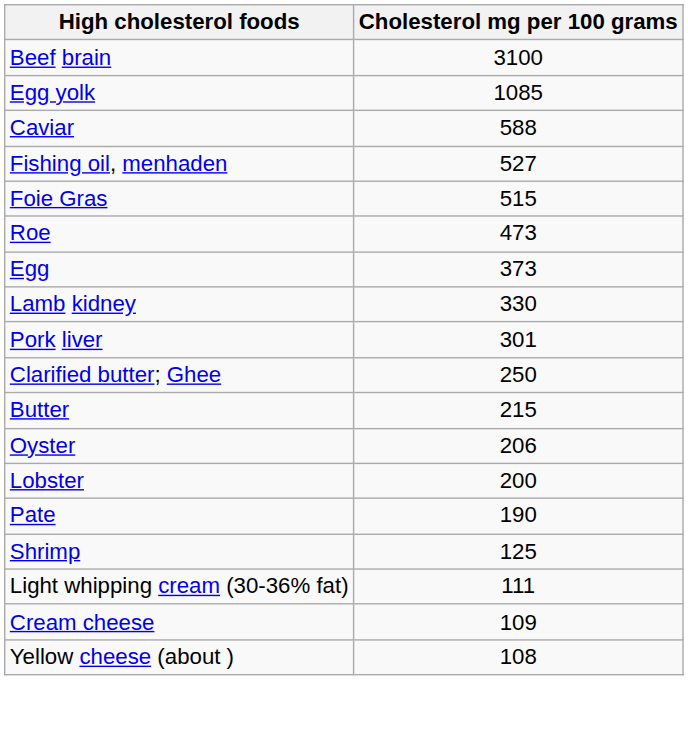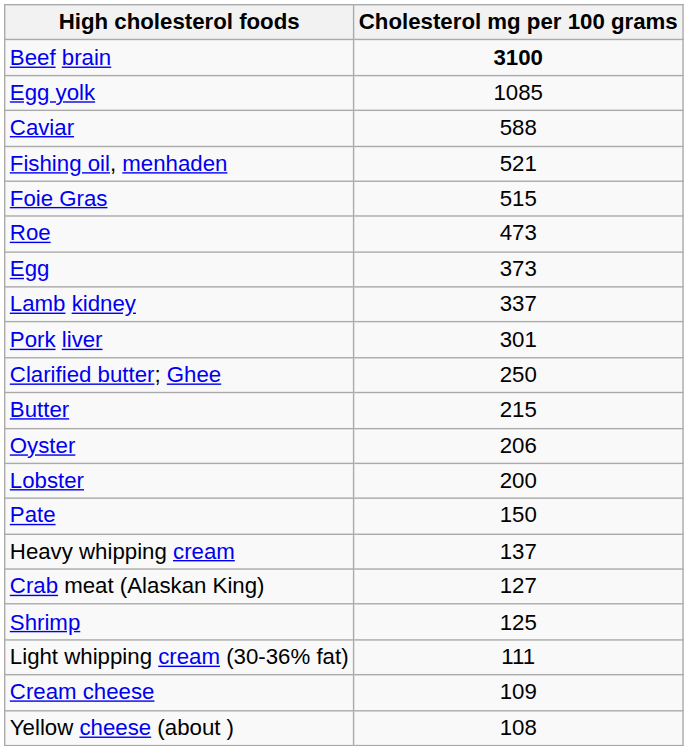(518, 57) normal -> (518, 57) bold
(518, 163) 527 -> (518, 163) 521
(518, 304) 330 -> (518, 304) 337
(518, 515) 190 -> (518, 515) 150
+ row: (122, 551)
+ row: (137, 586)
